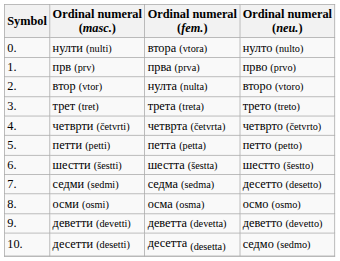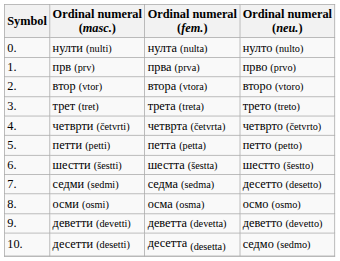(177, 47) втора (vtora) -> (178, 47) нулта (nulta)
(178, 86) нулта (nulta) -> (177, 86) втора (vtora)
